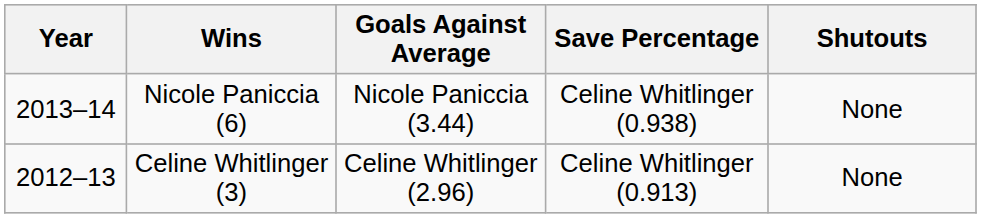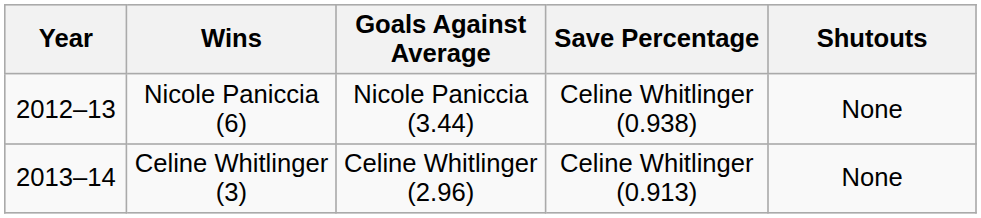(66, 108) 2013–14 -> (66, 108) 2012–13
(66, 178) 2012–13 -> (66, 178) 2013–14
